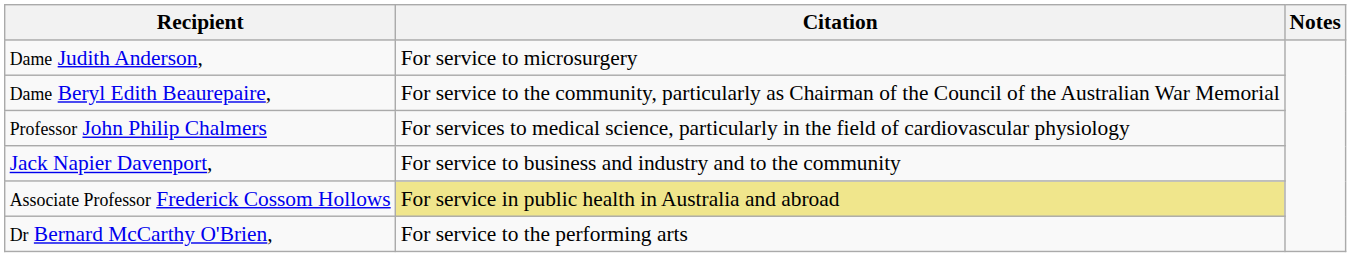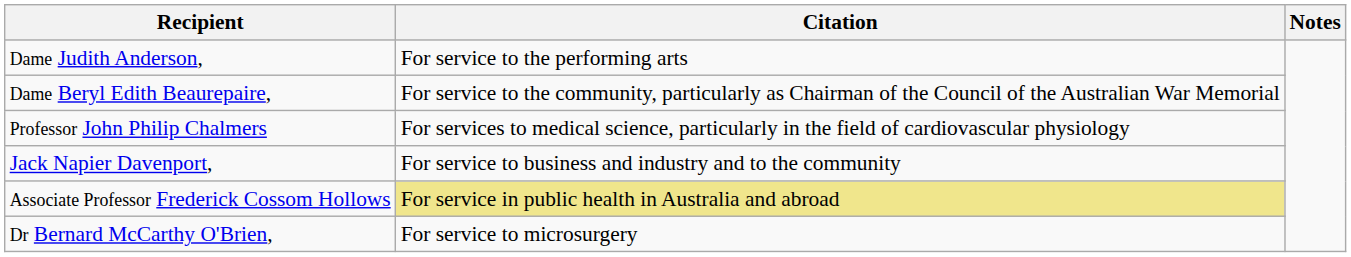(519, 57) For service to microsurgery -> (544, 57) For service to the performing arts
(544, 234) For service to the performing arts -> (519, 234) For service to microsurgery
